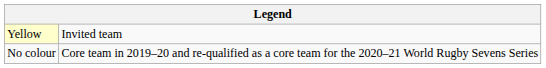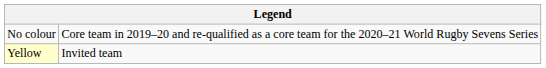rows swapped: (32, 53) <-> (24, 33)
